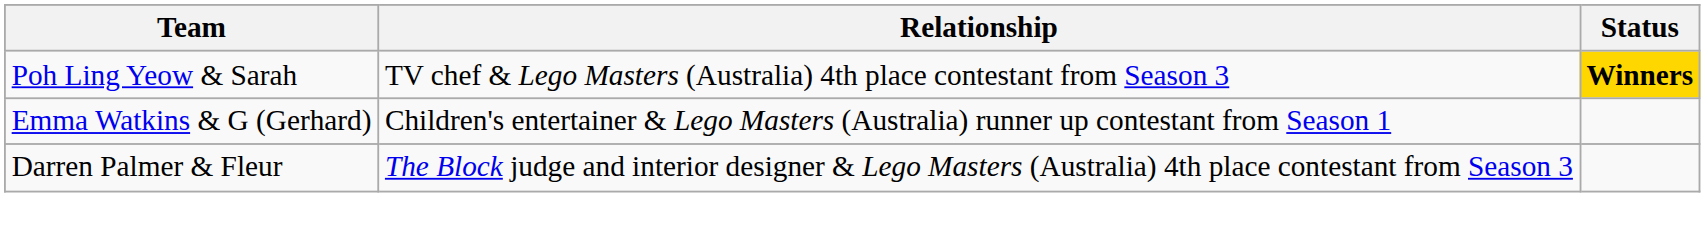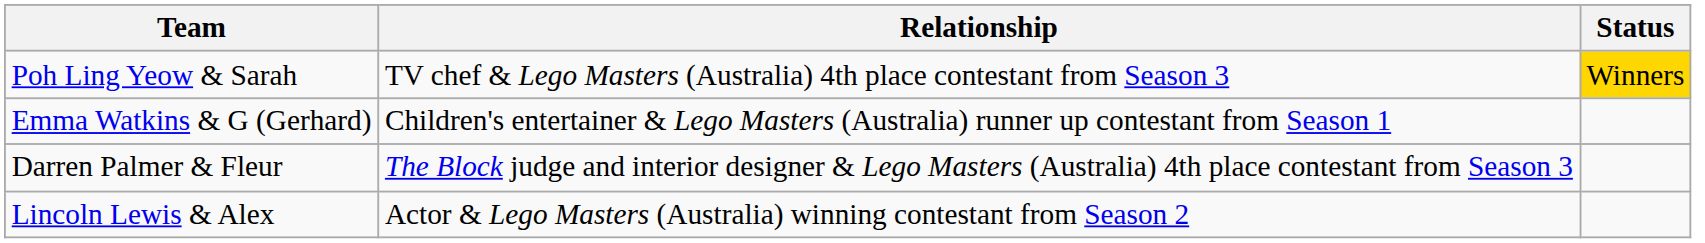(1640, 74) bold -> (1635, 74) normal
+ row: (143, 213)
